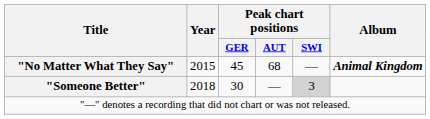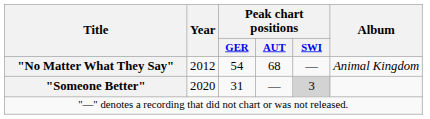(203, 66) 2015 -> (203, 66) 2012
(237, 66) 45 -> (237, 66) 54
(378, 66) bold -> (376, 66) normal
(203, 86) 2018 -> (203, 86) 2020
(237, 86) 30 -> (237, 86) 31
